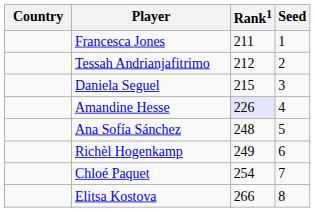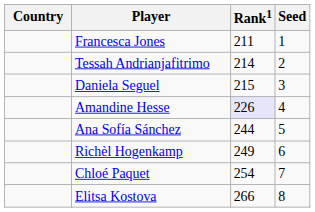(244, 63) 212 -> (244, 63) 214
(244, 129) 248 -> (244, 129) 244
